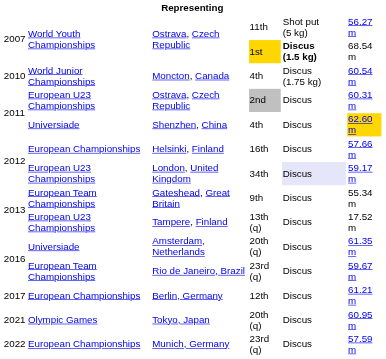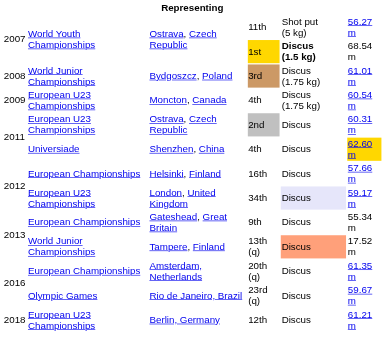+ row: (191, 76)
(15, 76) 2010 -> (15, 100) 2009
(62, 76) World Junior Championships -> (62, 100) European U23 Championships
(62, 198) European Team Championships -> (84, 222) European Championships
(62, 222) European U23 Championships -> (62, 247) World Junior Championships
(297, 222) no background -> (296, 247) lightsalmon background
(54, 247) Universiade -> (84, 271) European Championships
(62, 271) European Team Championships -> (63, 295) Olympic Games
(15, 295) 2017 -> (15, 320) 2018
(84, 295) European Championships -> (62, 320) European U23 Championships
- row: (181, 320)
- row: (191, 344)
